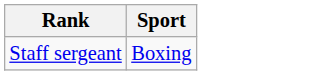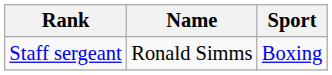+ column: (192, 20)
